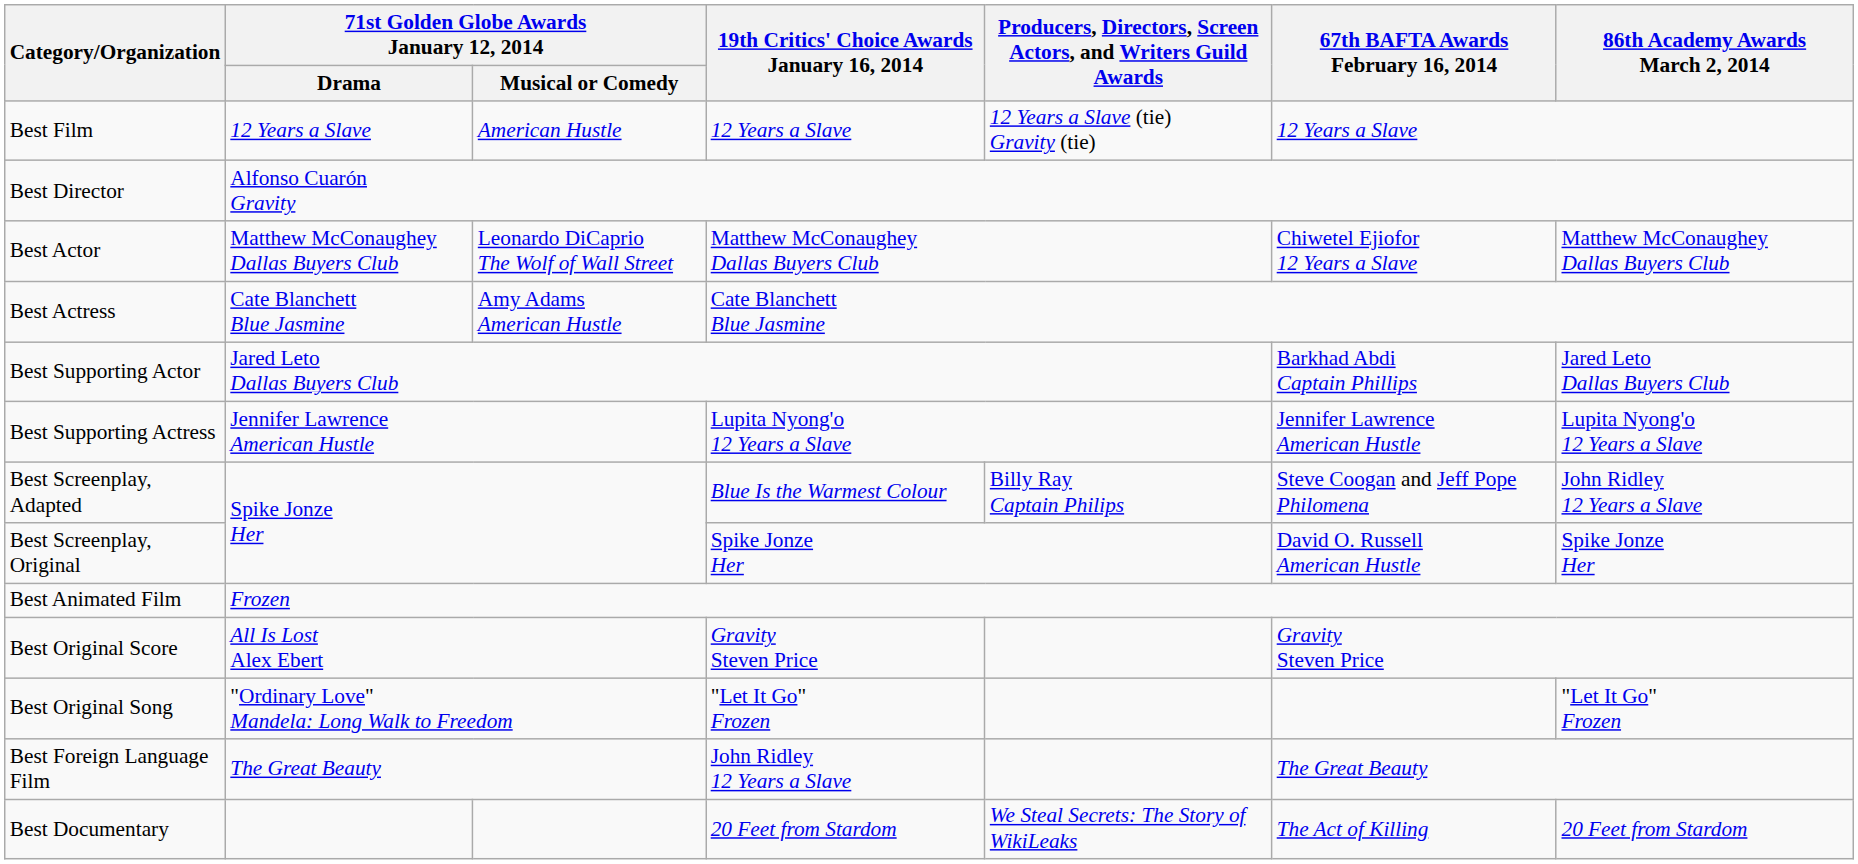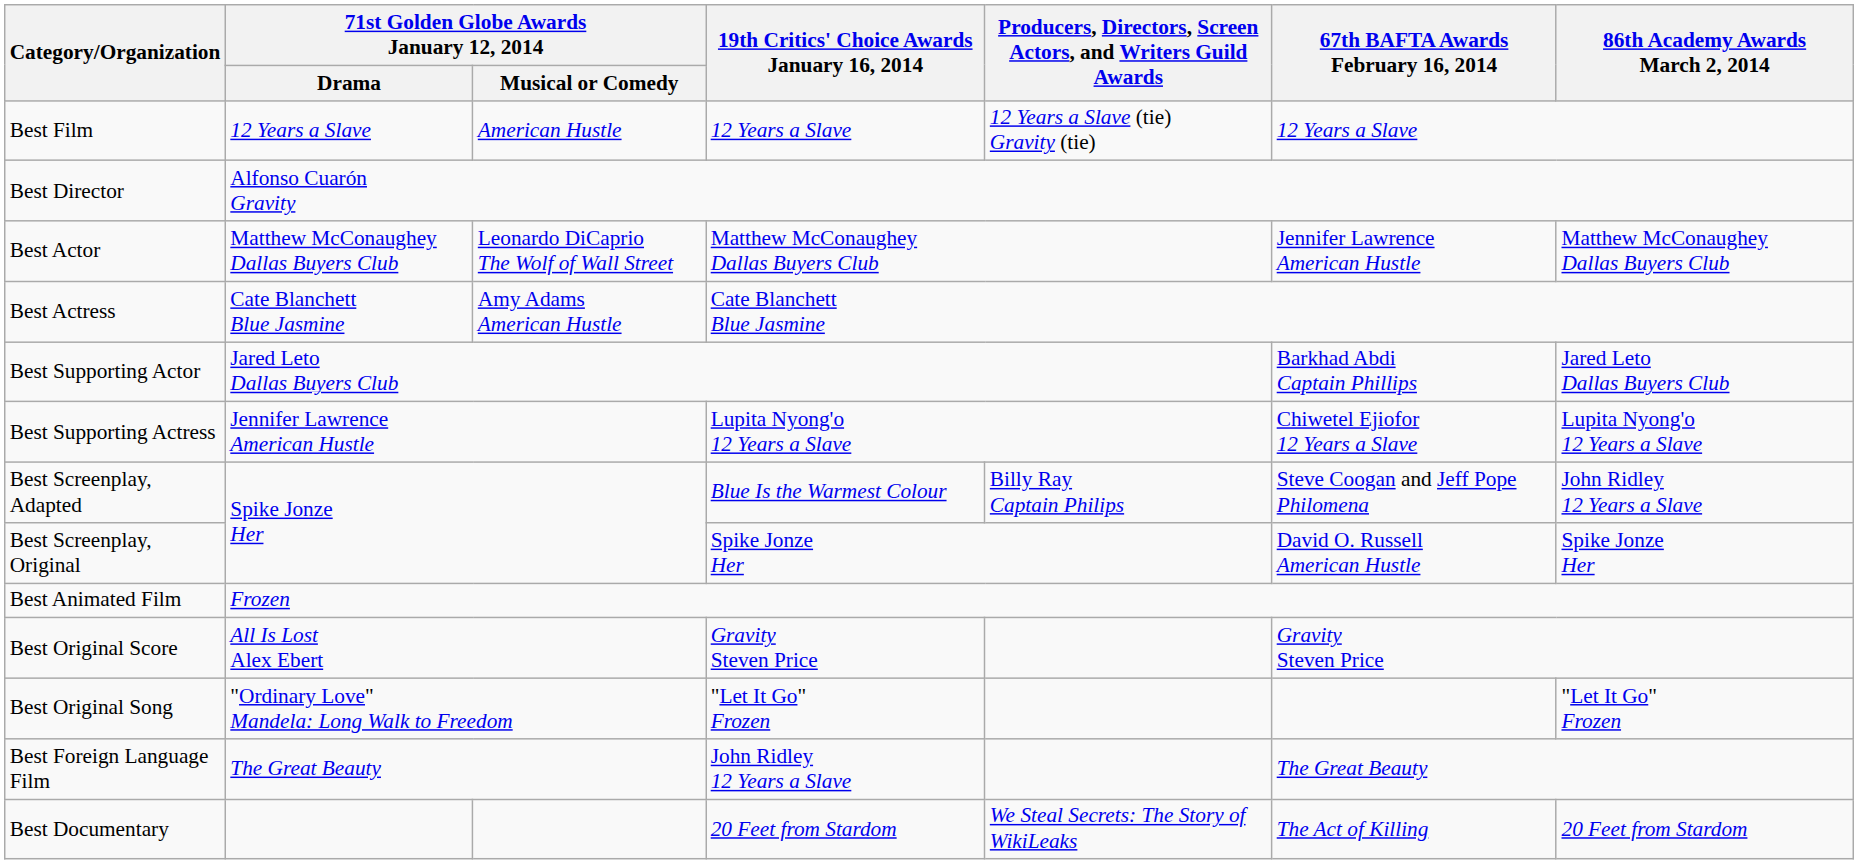(1348, 251) Chiwetel Ejiofor 12 Years a Slave -> (1356, 251) Jennifer Lawrence American Hustle
(1356, 432) Jennifer Lawrence American Hustle -> (1348, 432) Chiwetel Ejiofor 12 Years a Slave
